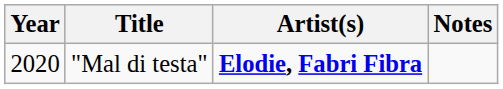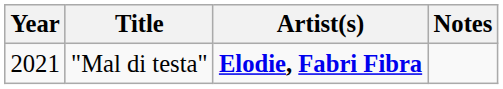(35, 63) 2020 -> (35, 63) 2021
